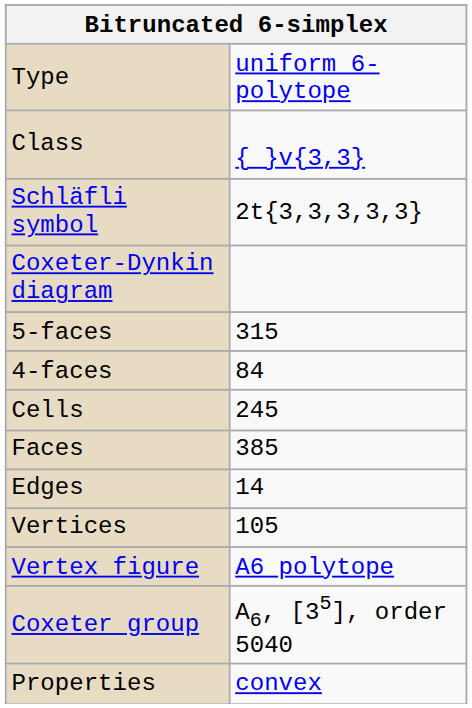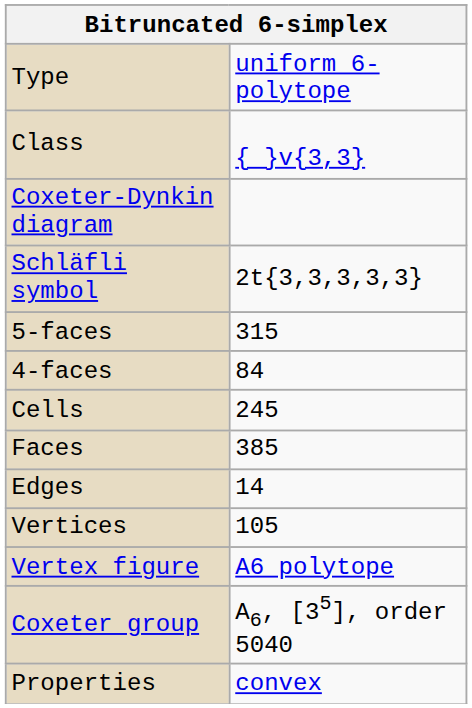rows swapped: (69, 212) <-> (113, 278)
